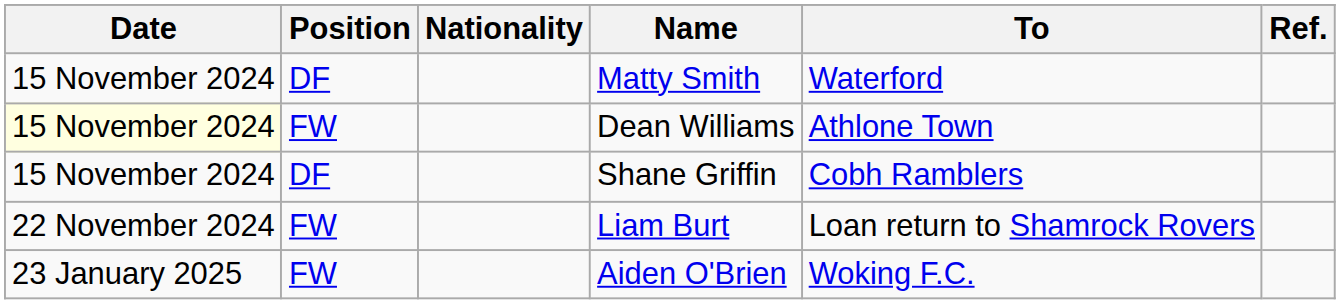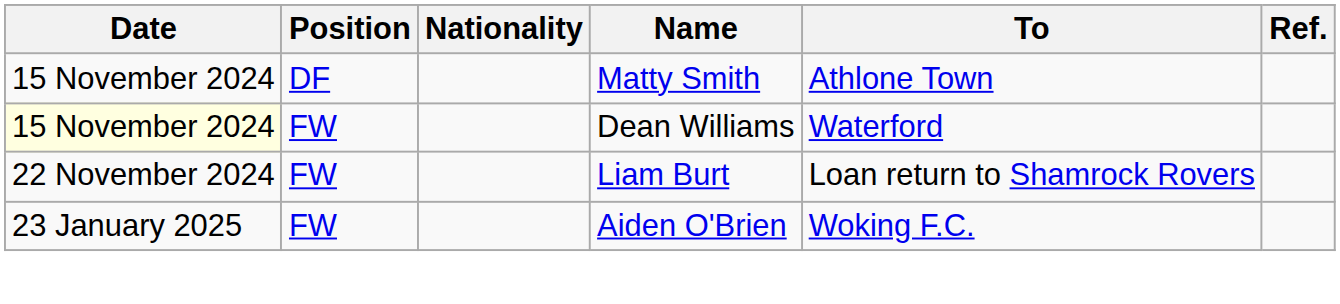(876, 77) Waterford -> (901, 77) Athlone Town
(901, 126) Athlone Town -> (876, 126) Waterford
- row: (687, 175)
